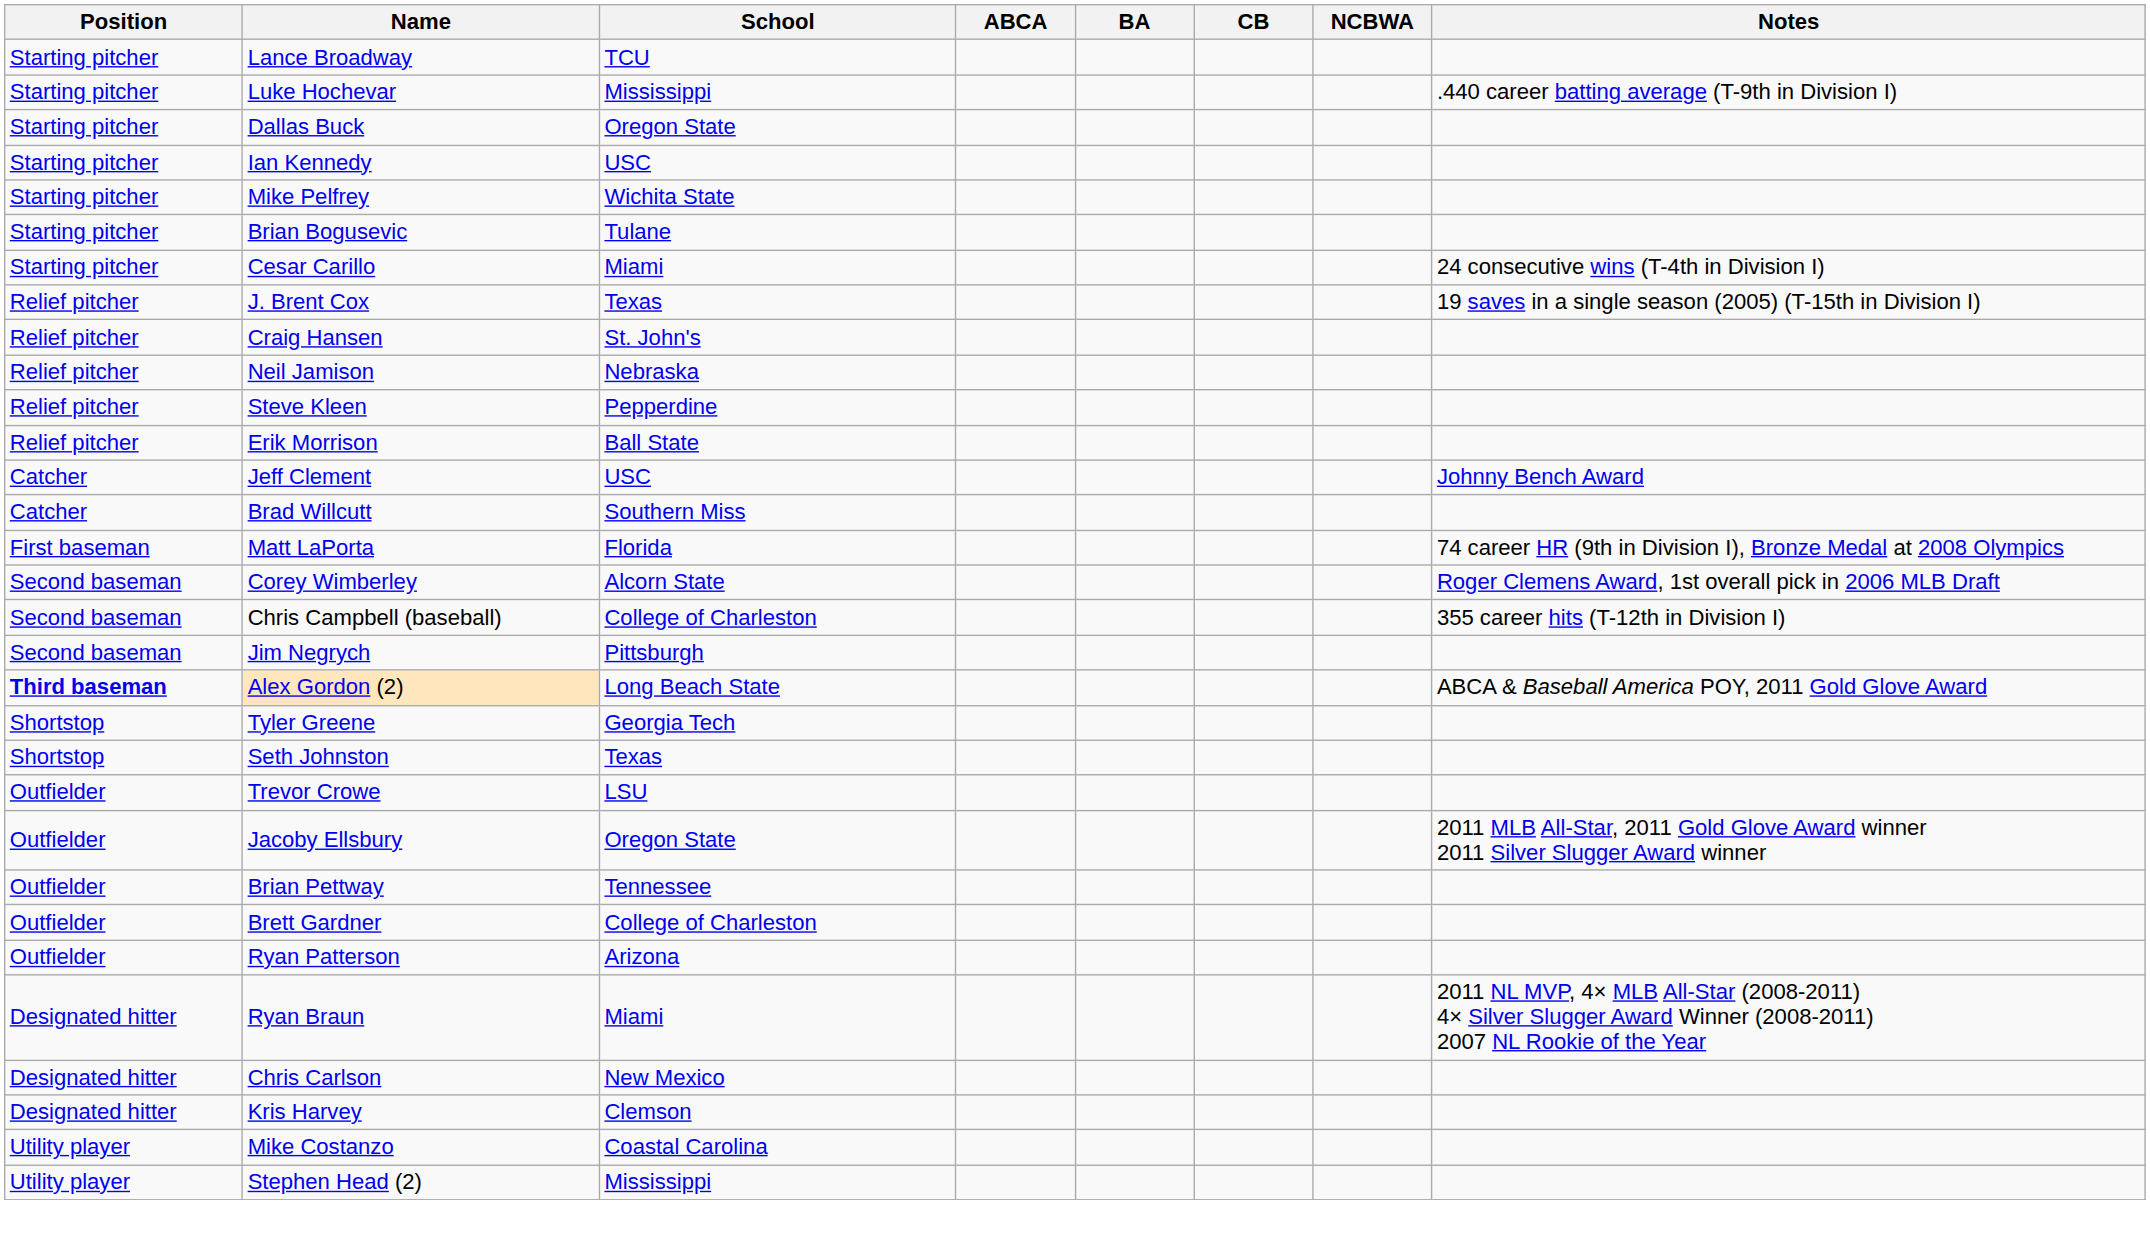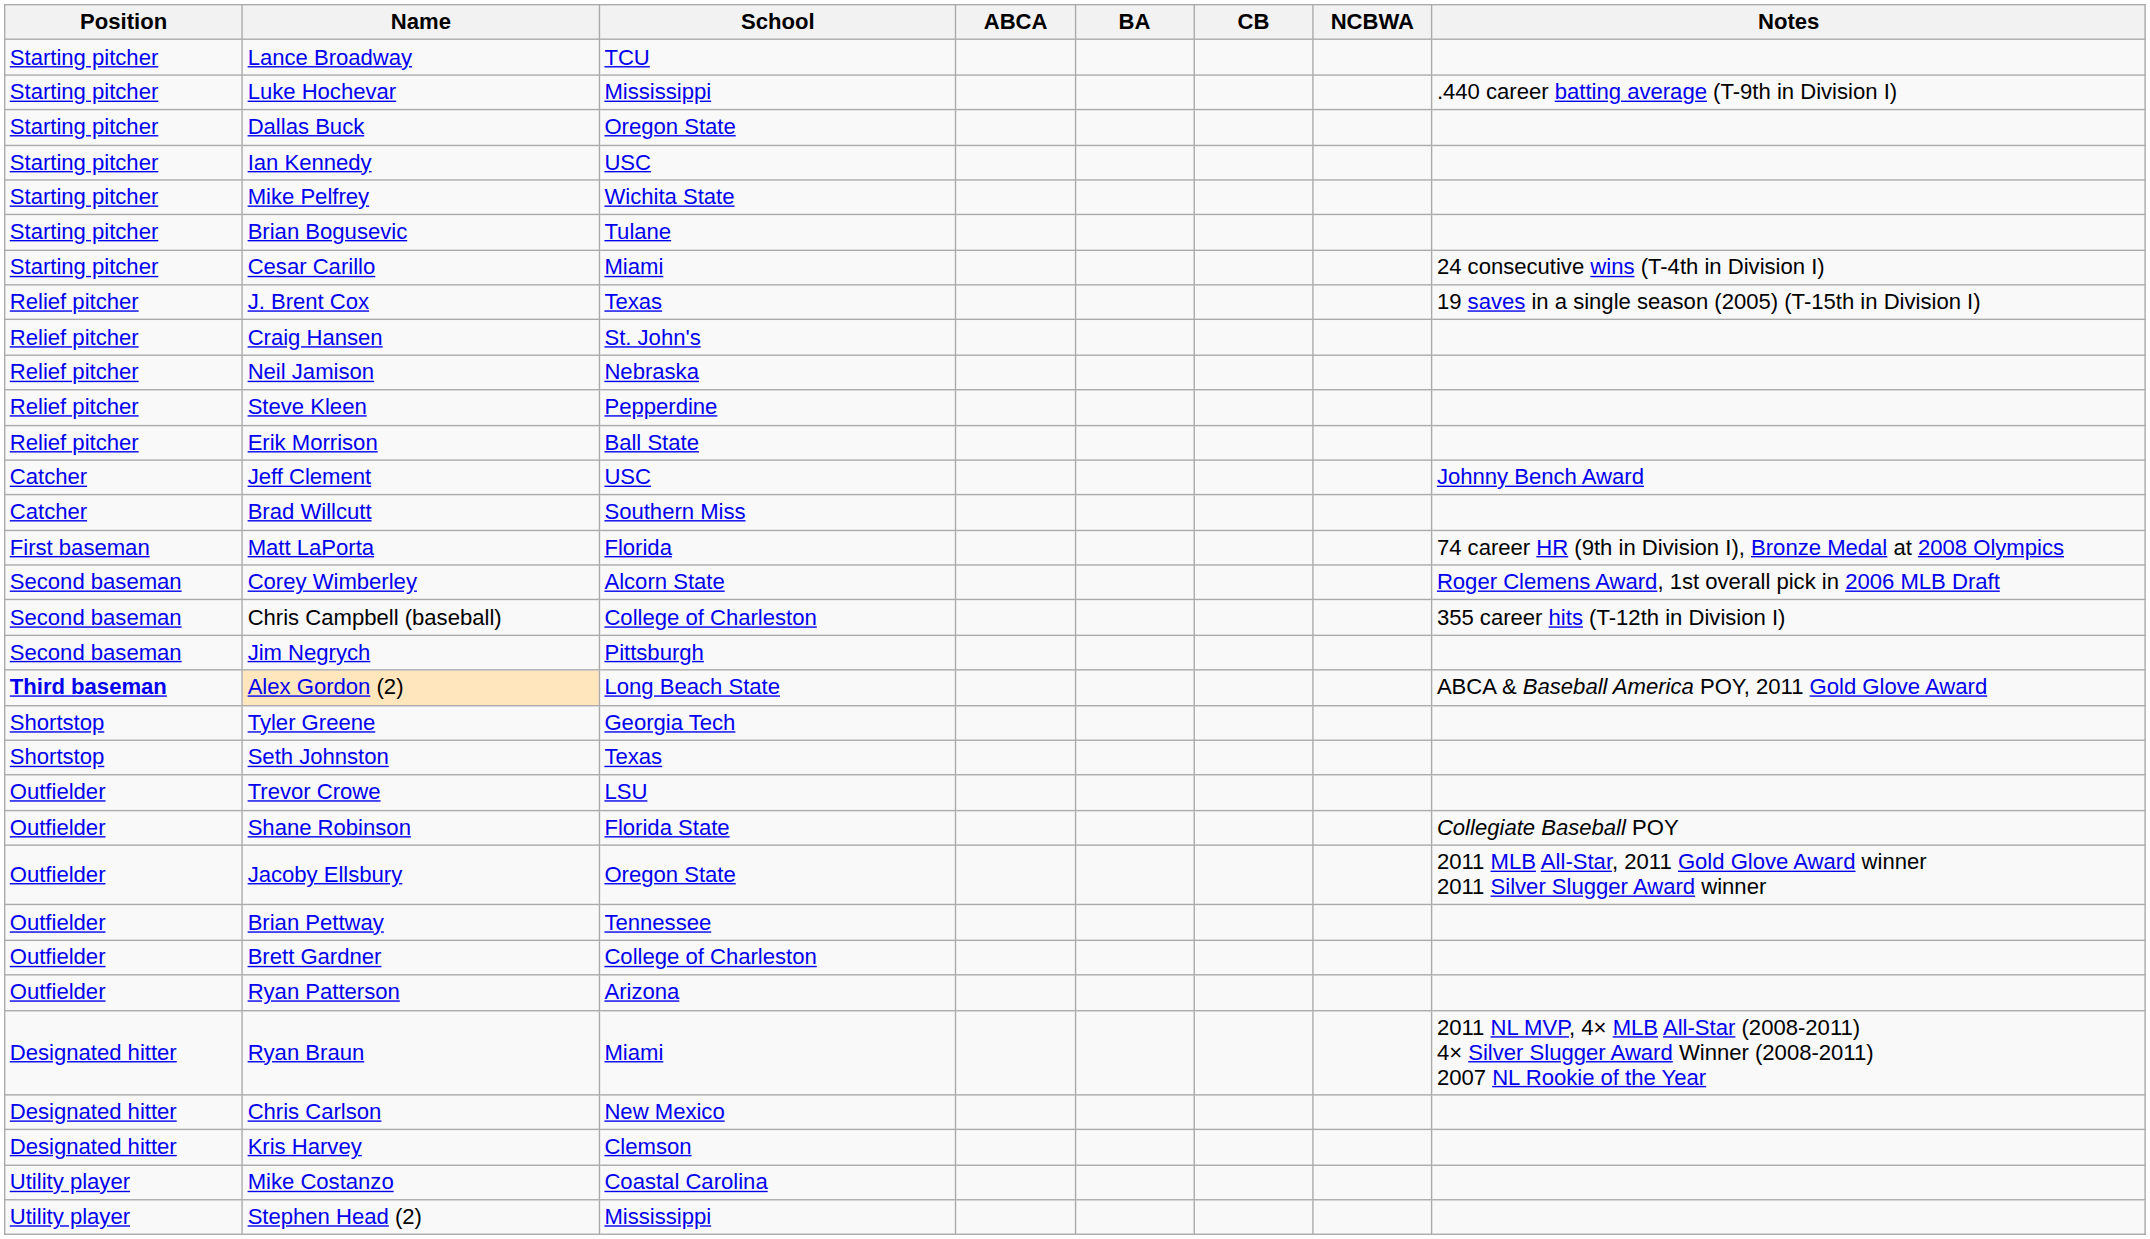+ row: (329, 827)
